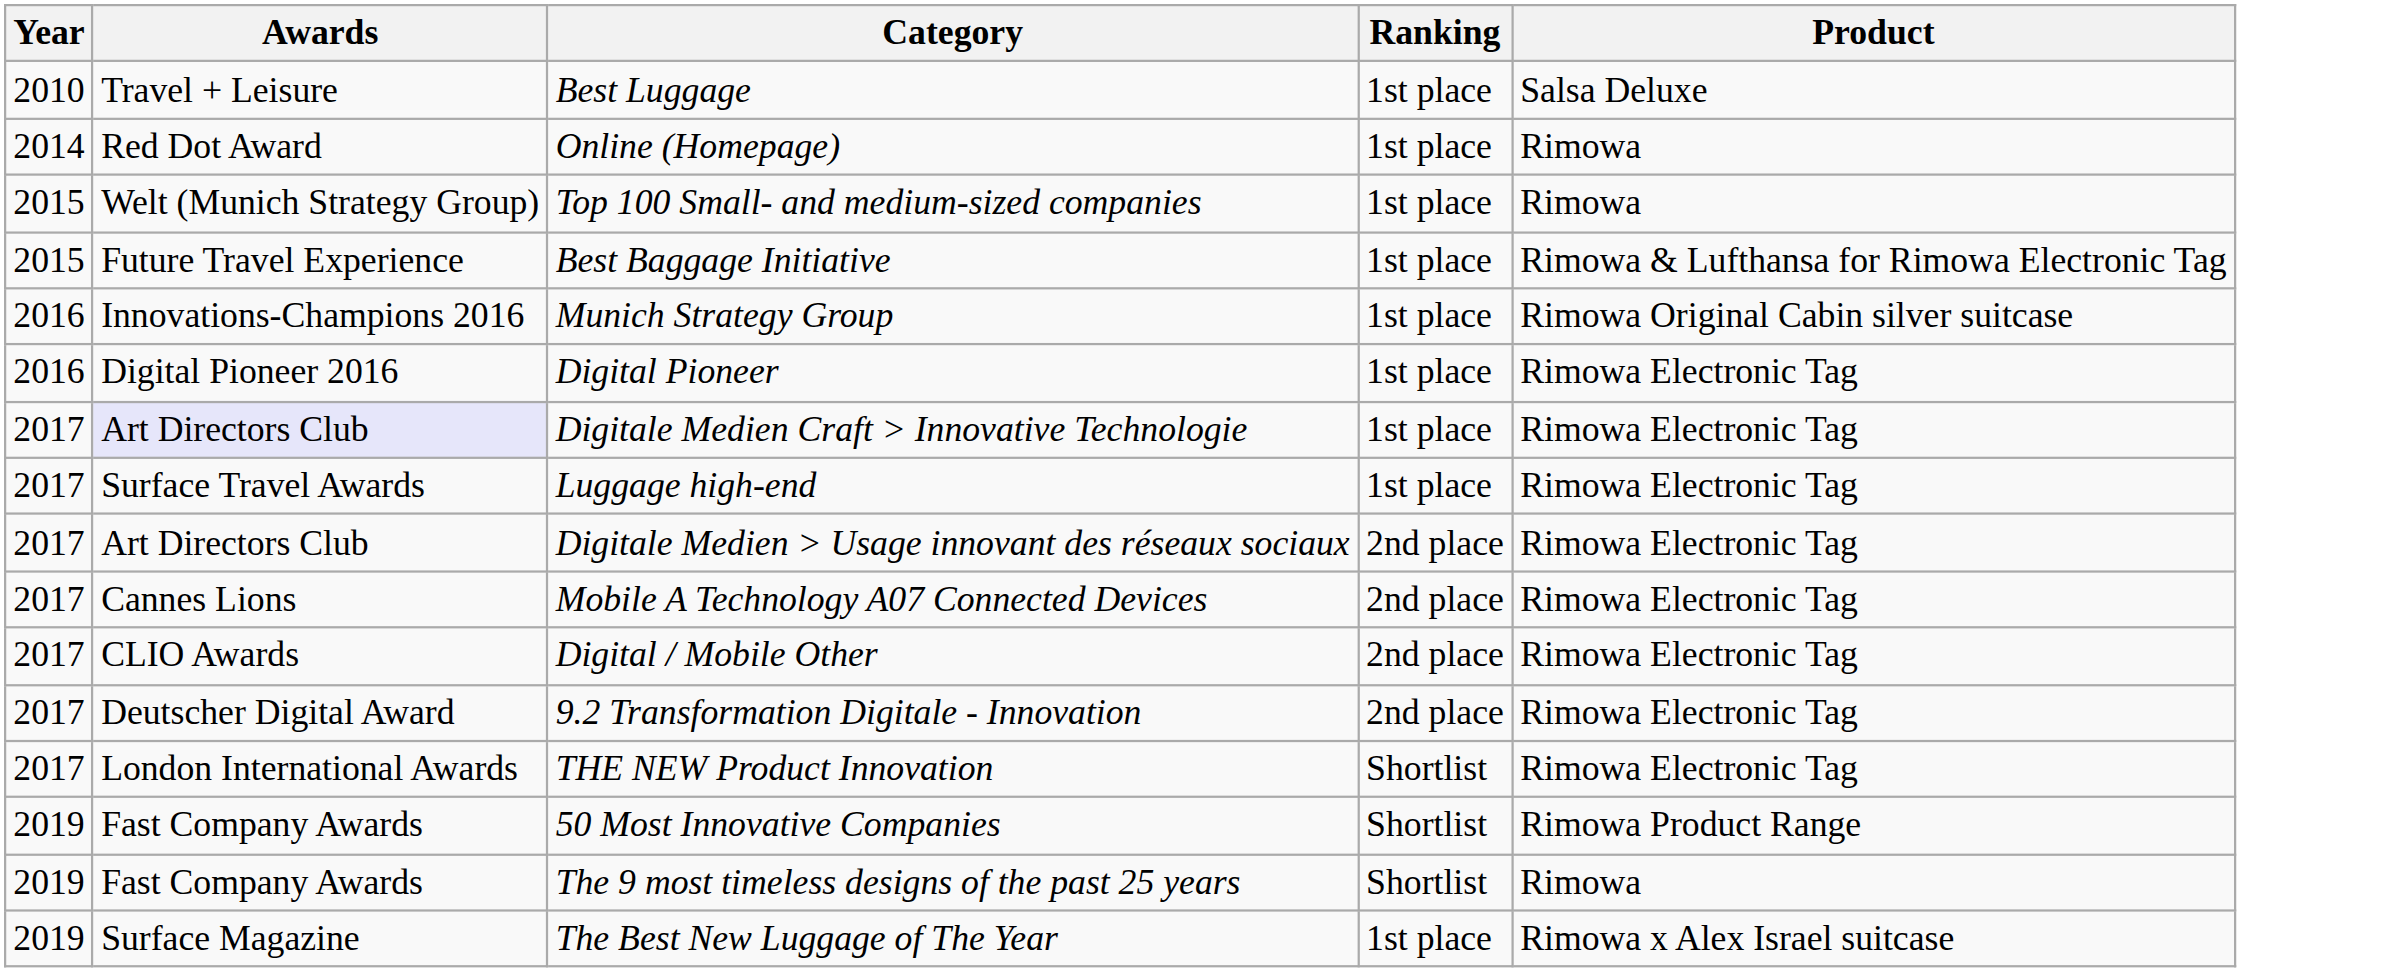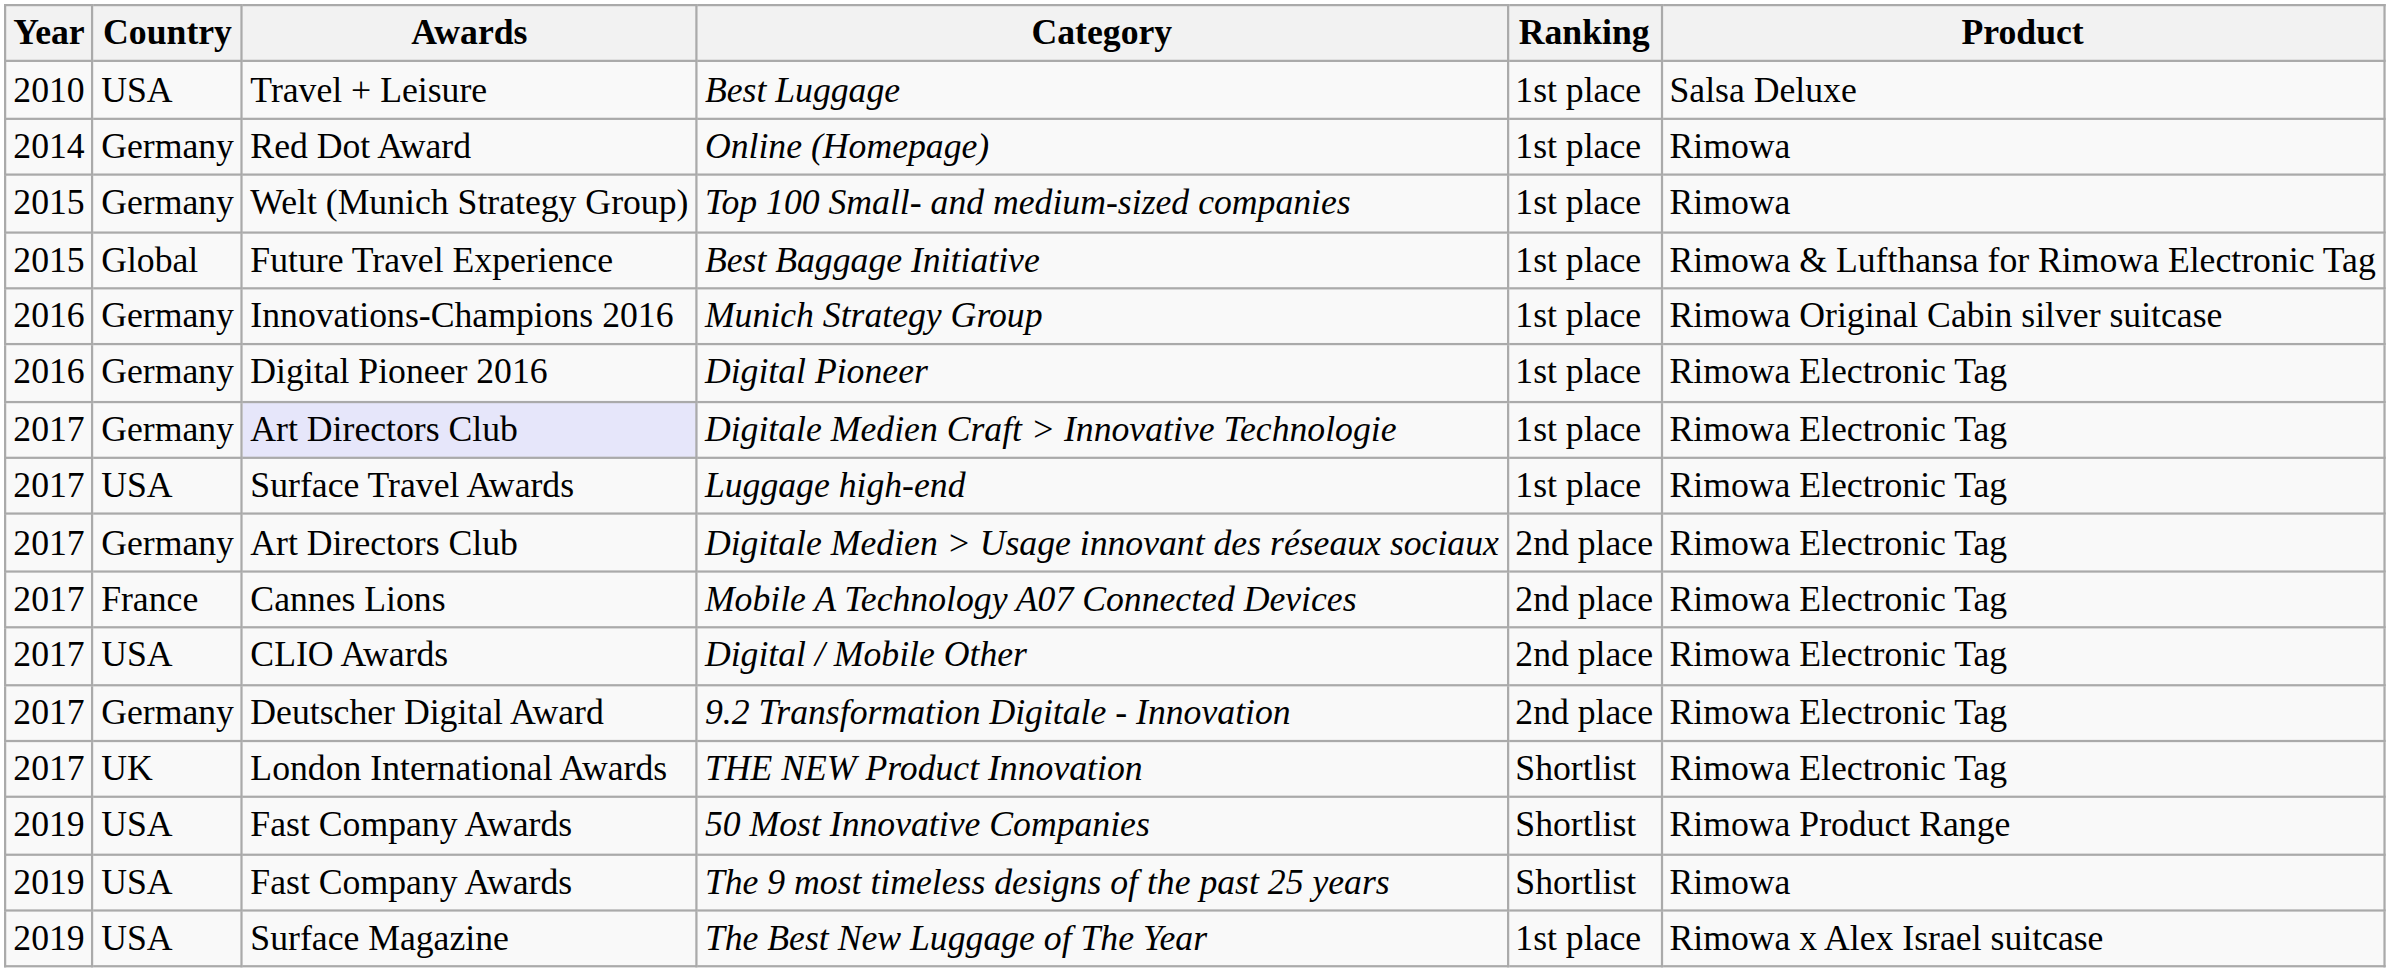+ column: (168, 32)
